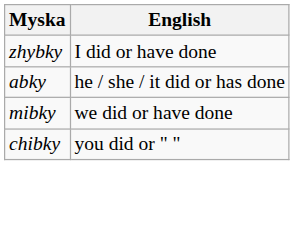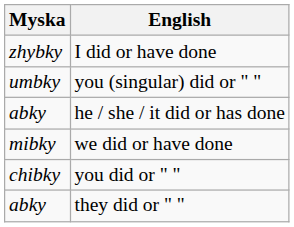+ row: (168, 81)
+ row: (130, 205)
